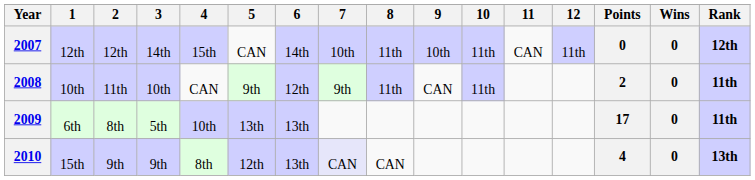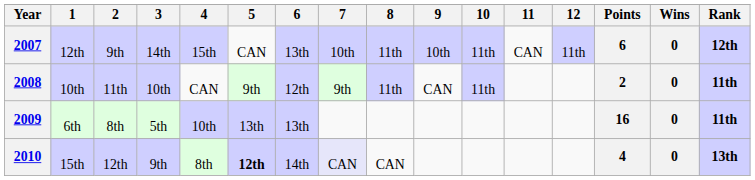(115, 52) 12th -> (115, 52) 9th
(297, 52) 14th -> (297, 52) 13th
(622, 44) 0 -> (622, 44) 6
(622, 119) 17 -> (622, 119) 16
(115, 164) 9th -> (115, 164) 12th
(252, 164) normal -> (252, 164) bold
(297, 164) 13th -> (297, 164) 14th
